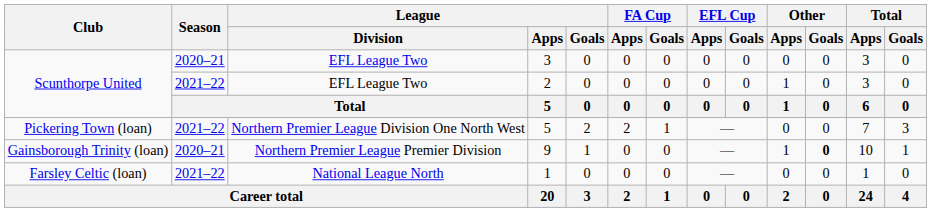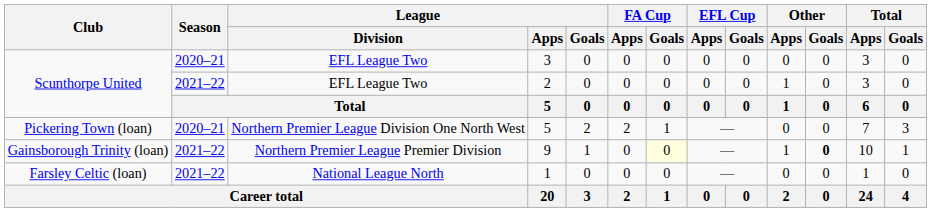(200, 128) 2021–22 -> (200, 128) 2020–21
(200, 151) 2020–21 -> (200, 151) 2021–22
(667, 151) no background -> (667, 151) lightyellow background
